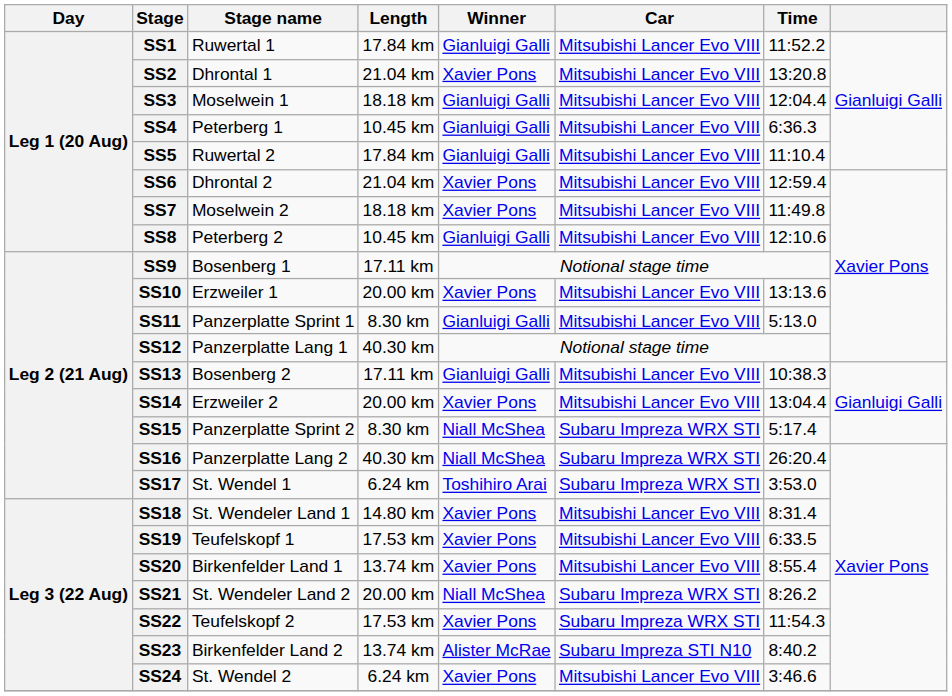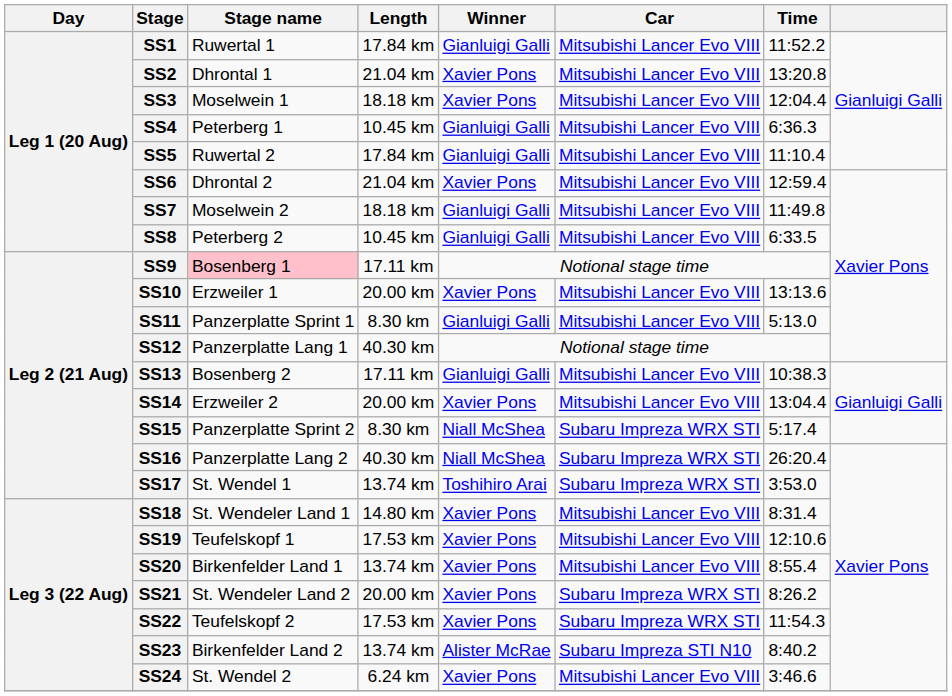(496, 100) Gianluigi Galli -> (489, 100) Xavier Pons
(489, 210) Xavier Pons -> (496, 210) Gianluigi Galli
(797, 237) 12:10.6 -> (793, 237) 6:33.5
(241, 265) no background -> (241, 265) pink background
(398, 484) 6.24 km -> (398, 484) 13.74 km
(793, 539) 6:33.5 -> (797, 539) 12:10.6
(494, 594) Niall McShea -> (489, 594) Xavier Pons
